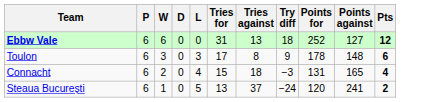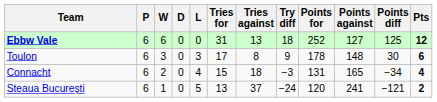+ column: (393, 18)
